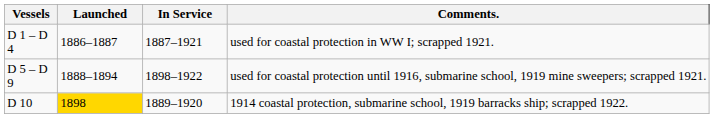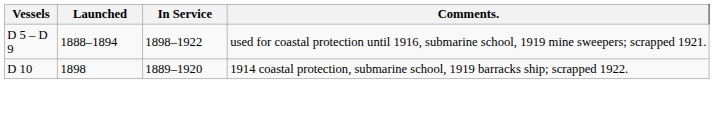- row: (27, 41)
(73, 103) gold background -> (73, 68) no background
